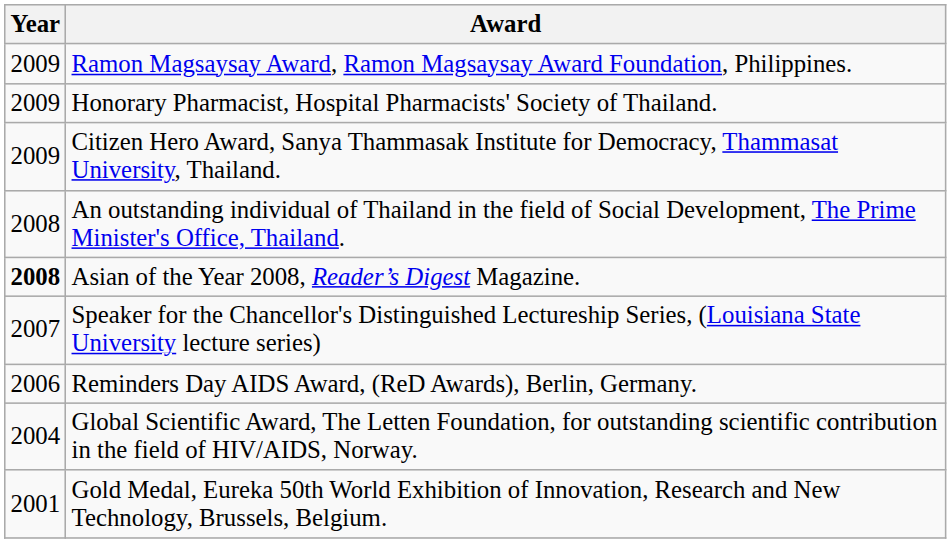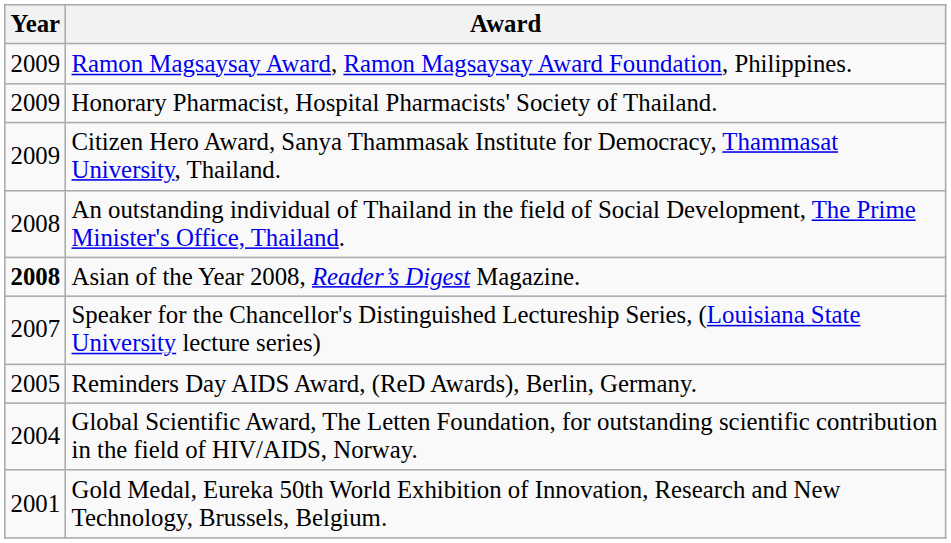(35, 383) 2006 -> (35, 383) 2005
